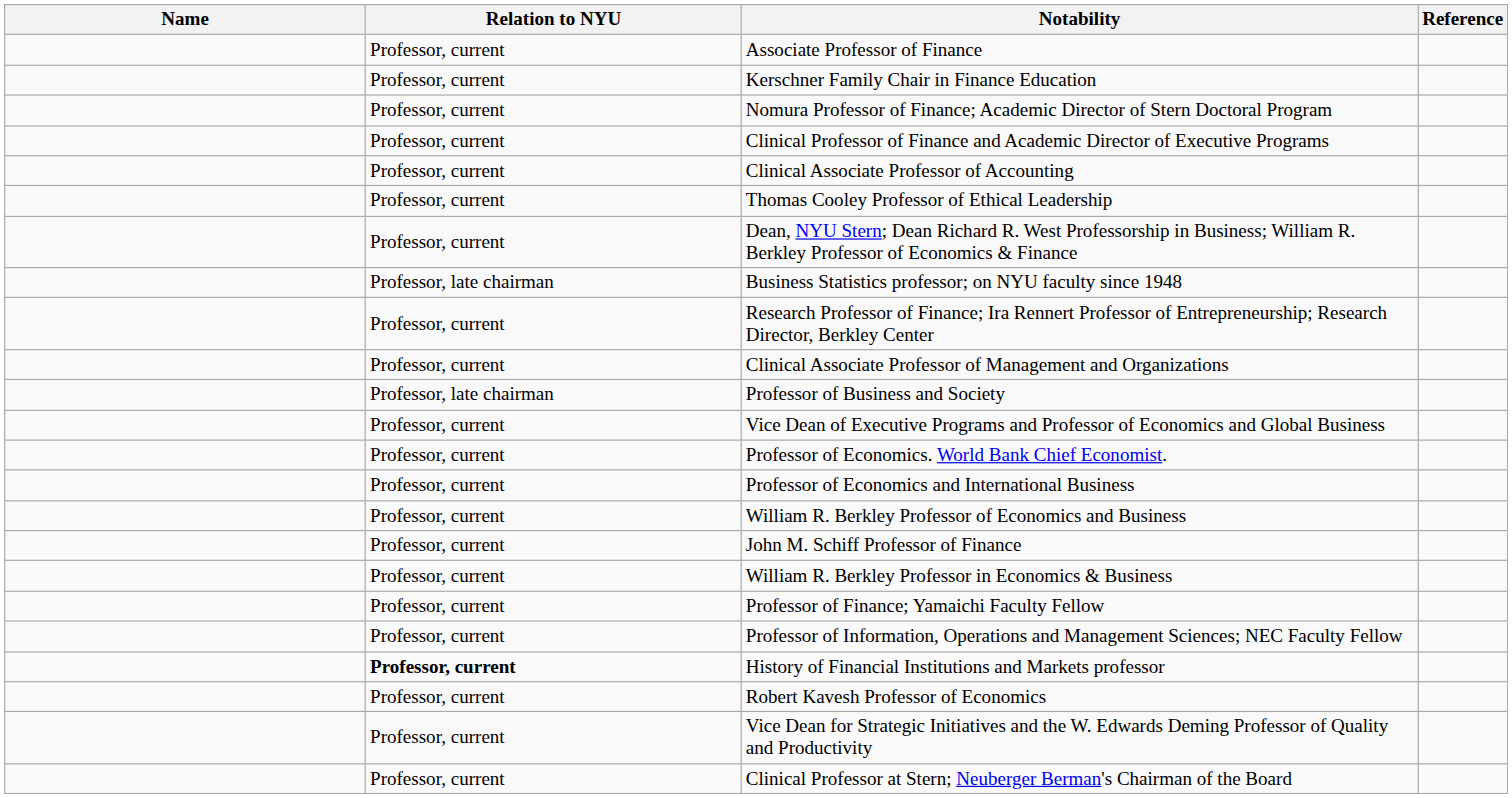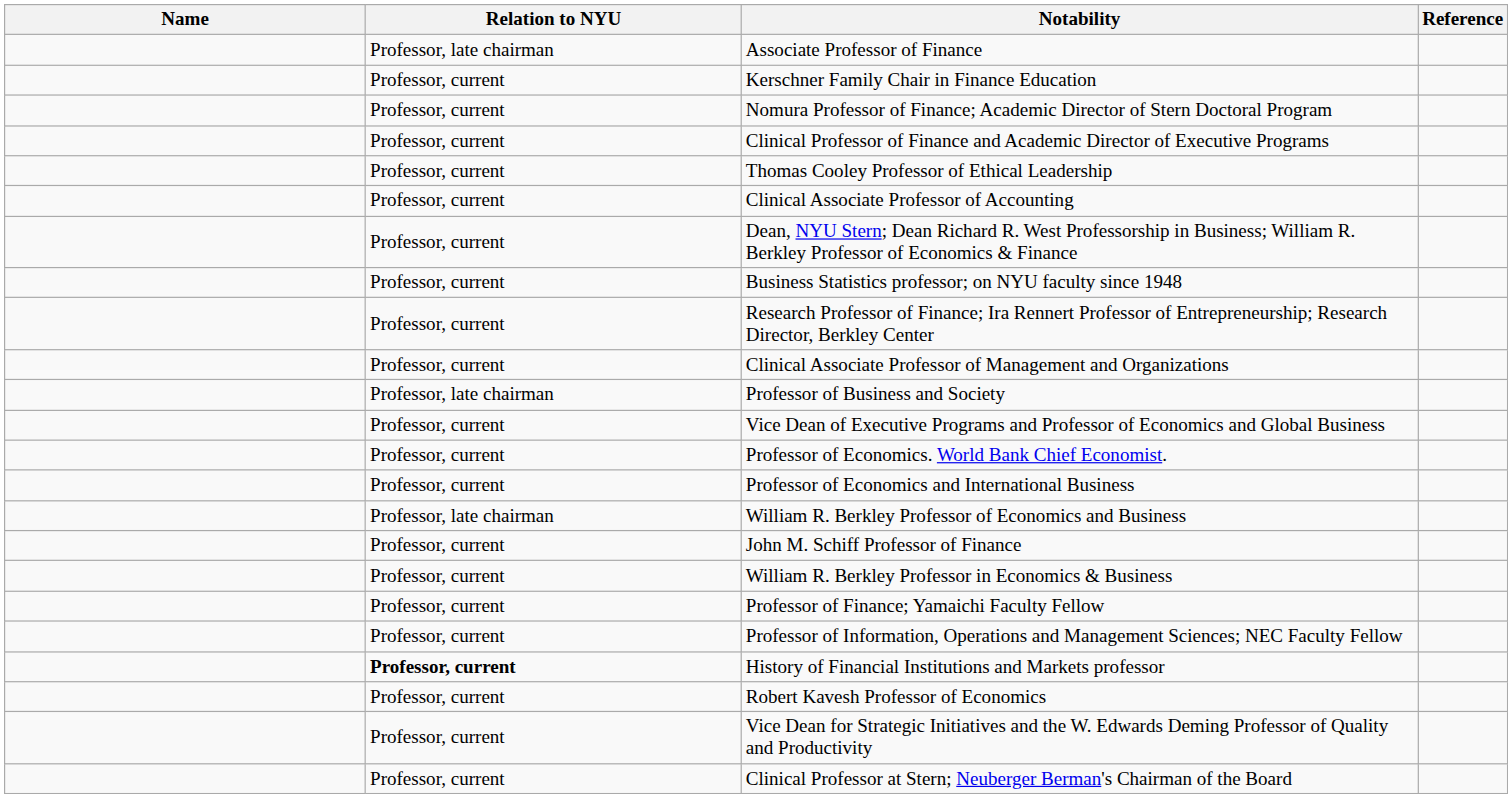(437, 49) Professor, current -> (462, 49) Professor, late chairman
rows swapped: (910, 170) <-> (929, 200)
(462, 282) Professor, late chairman -> (437, 282) Professor, current
(437, 515) Professor, current -> (462, 515) Professor, late chairman
